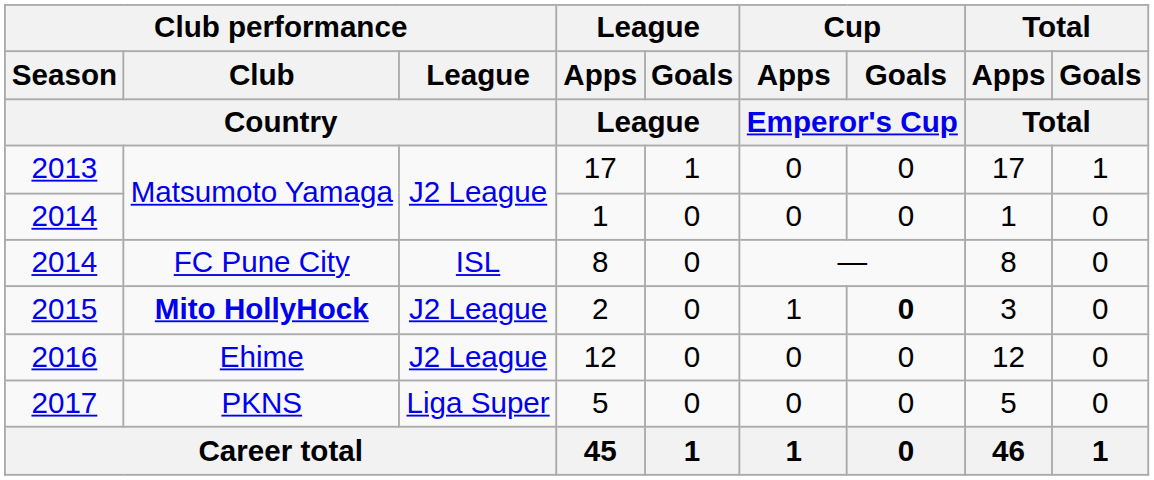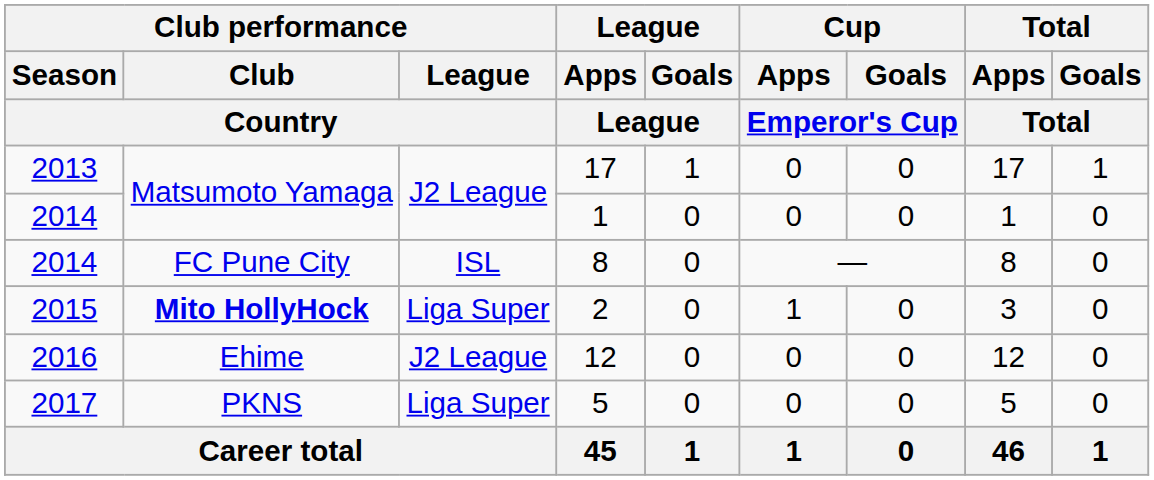(478, 309) J2 League -> (478, 309) Liga Super
(906, 309) bold -> (906, 309) normal
